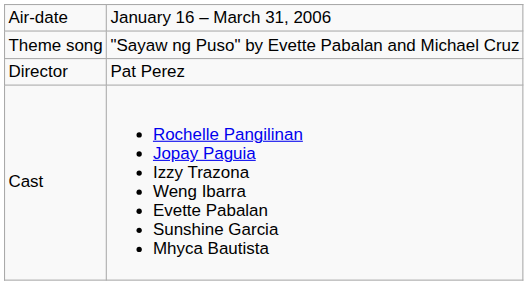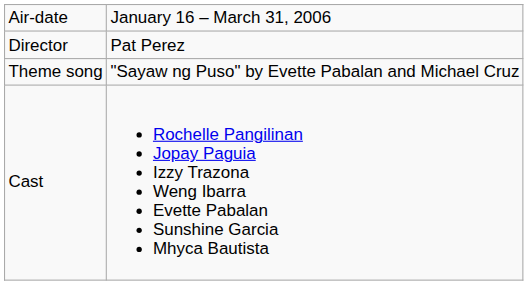rows swapped: (56, 44) <-> (38, 71)
